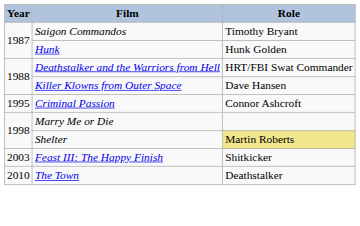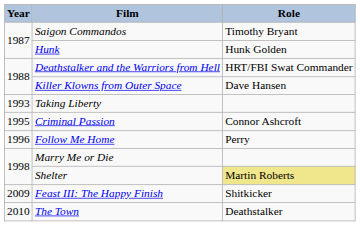+ row: (68, 103)
+ row: (75, 139)
(18, 157) 2003 -> (18, 193) 2009
